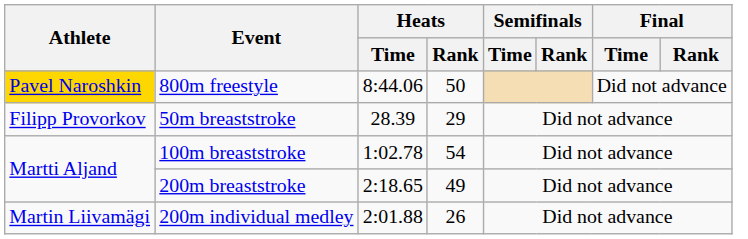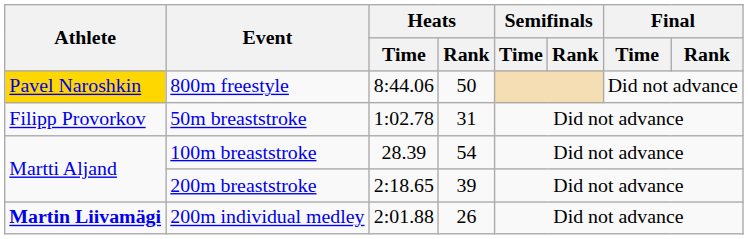(393, 119) 28.39 -> (404, 119) 1:02.78
(455, 119) 29 -> (466, 119) 31
(393, 152) 1:02.78 -> (404, 152) 28.39
(455, 185) 49 -> (466, 185) 39
(80, 217) normal -> (85, 217) bold
